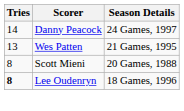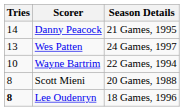(142, 30) 24 Games, 1997 -> (142, 30) 21 Games, 1995
(142, 47) 21 Games, 1995 -> (142, 47) 24 Games, 1997
+ row: (68, 64)
